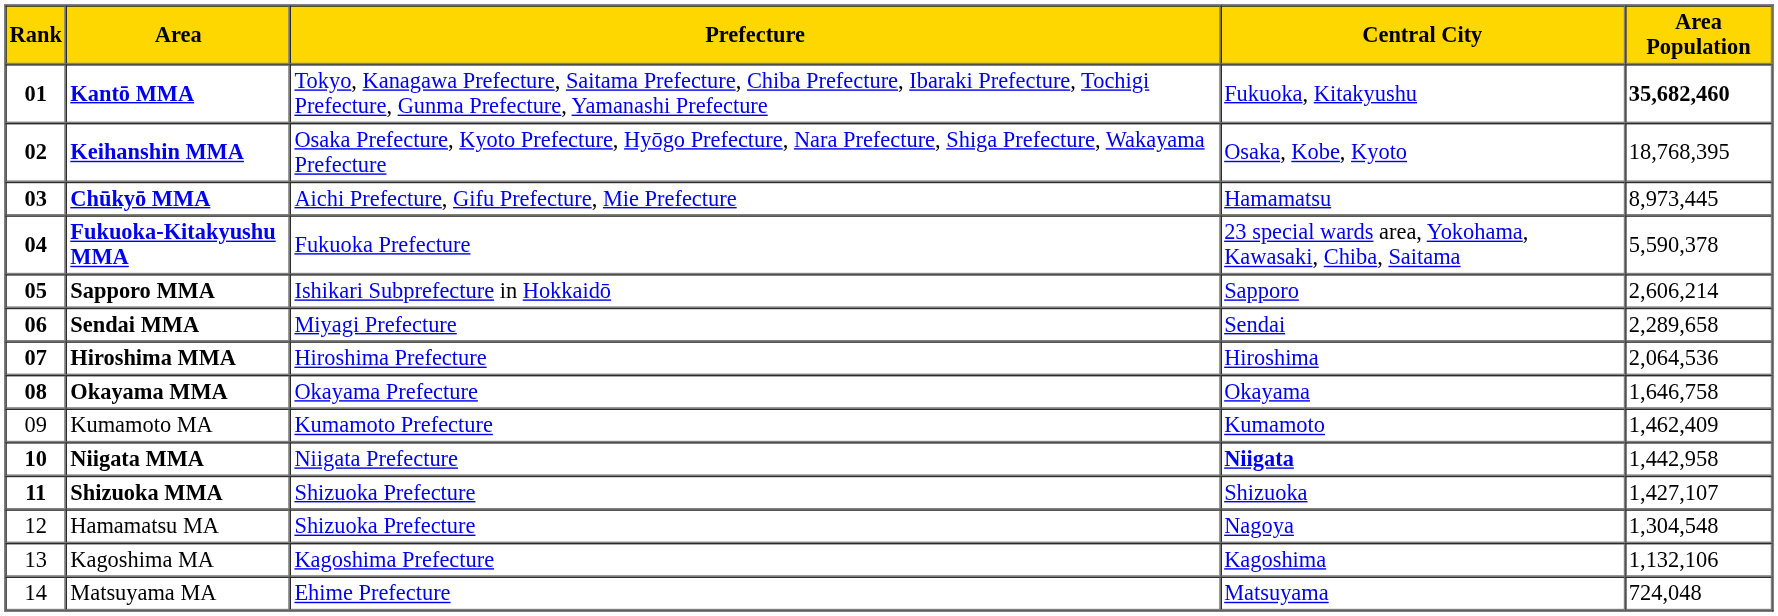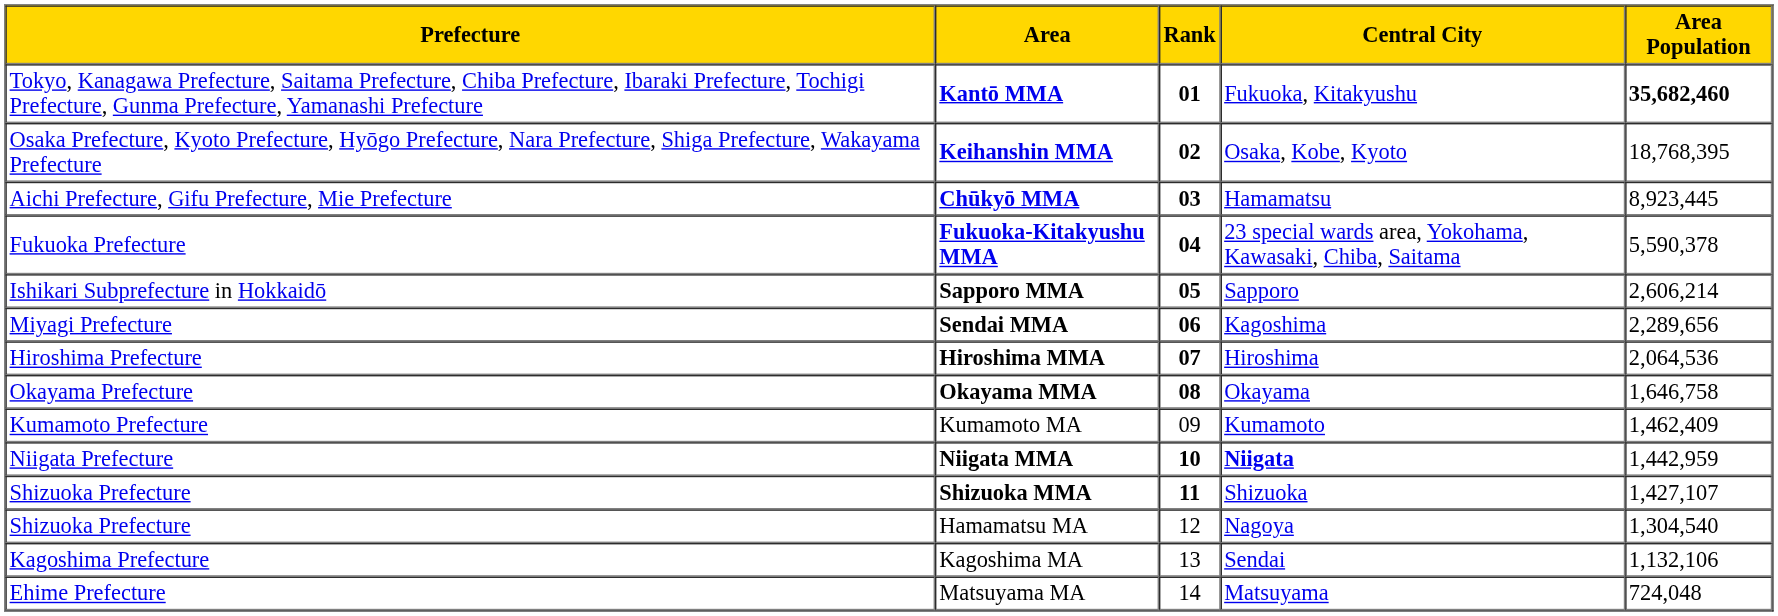columns swapped: (36, 34) <-> (755, 34)
(1674, 198) 8,973,445 -> (1674, 198) 8,923,445
(1255, 324) Sendai -> (1275, 324) Kagoshima
(1674, 324) 2,289,658 -> (1674, 324) 2,289,656
(1674, 458) 1,442,958 -> (1674, 458) 1,442,959
(1674, 525) 1,304,548 -> (1674, 525) 1,304,540
(1275, 559) Kagoshima -> (1255, 559) Sendai
